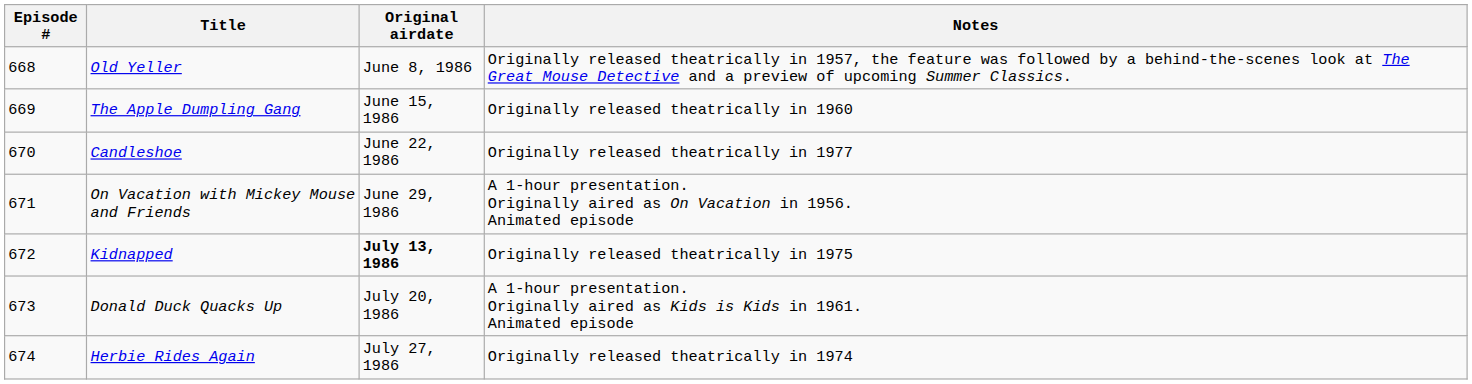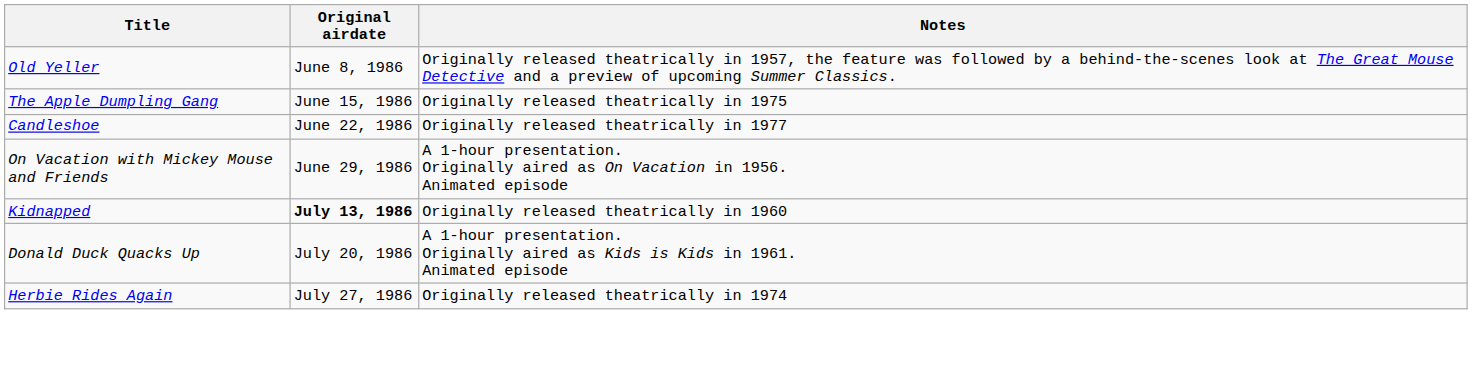- column: (46, 26)
(670, 110) Originally released theatrically in 1960 -> (605, 102) Originally released theatrically in 1975
(670, 255) Originally released theatrically in 1975 -> (605, 211) Originally released theatrically in 1960
